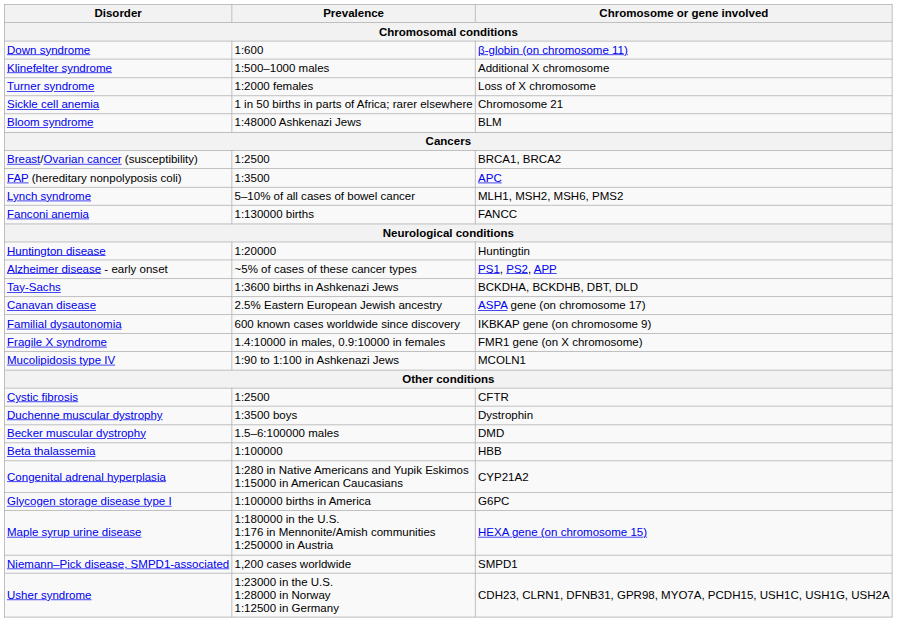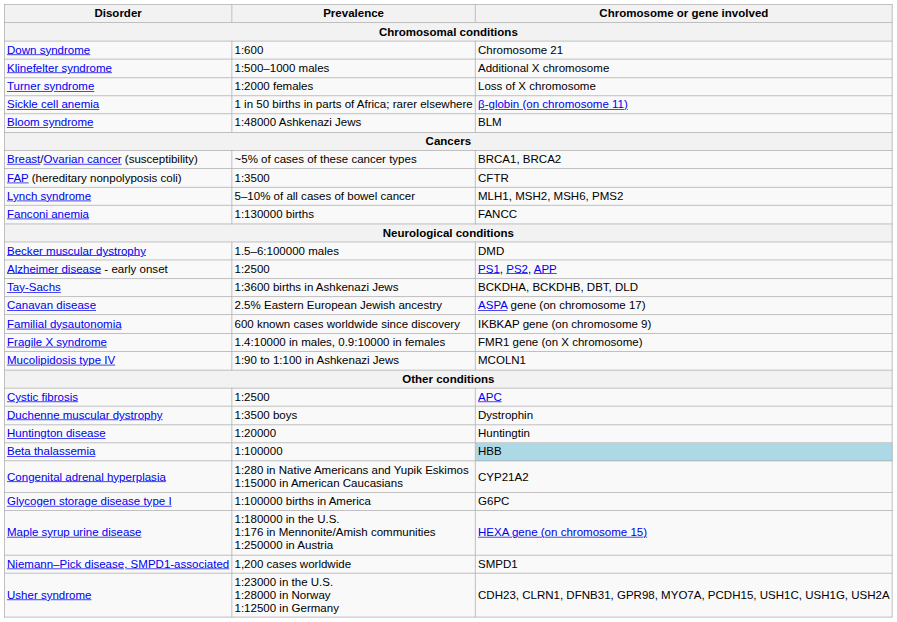(553, 50) β-globin (on chromosome 11) -> (521, 50) Chromosome 21
(521, 104) Chromosome 21 -> (553, 104) β-globin (on chromosome 11)
(252, 159) 1:2500 -> (326, 159) ~5% of cases of these cancer types
(490, 178) APC -> (493, 178) CFTR
rows swapped: (56, 251) <-> (76, 433)
(326, 269) ~5% of cases of these cancer types -> (252, 269) 1:2500
(493, 397) CFTR -> (490, 397) APC
(490, 452) no background -> (490, 452) lightblue background
